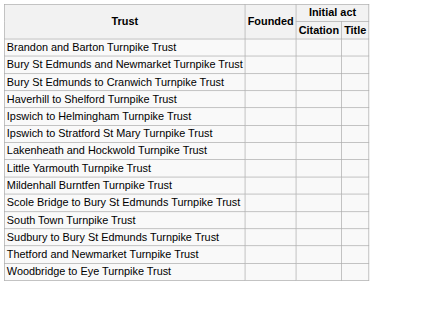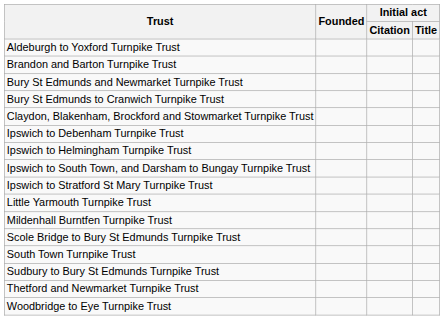+ row: (93, 47)
+ row: (160, 116)
- row: (92, 99)
+ row: (95, 133)
+ row: (159, 168)
- row: (107, 151)
